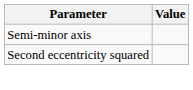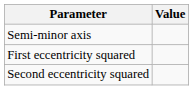+ row: (71, 54)
